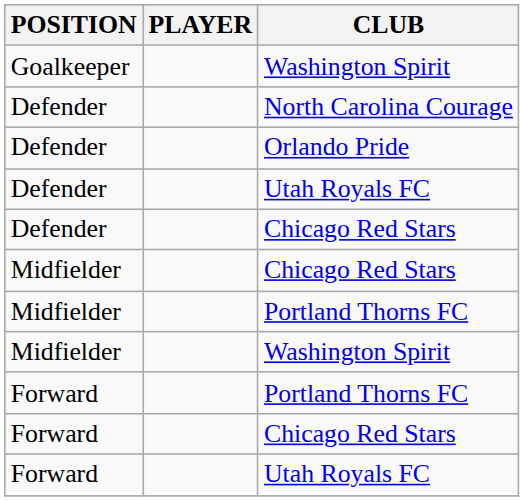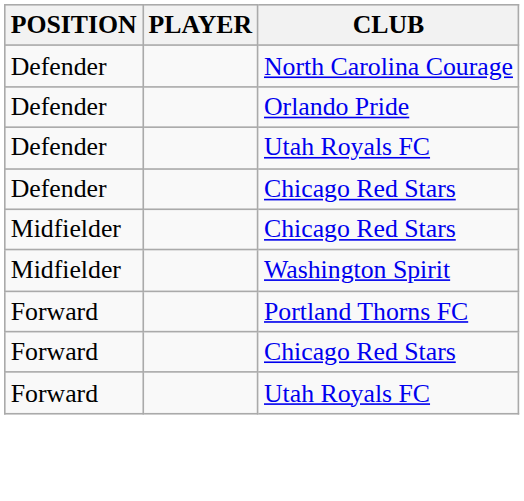- row: (70, 65)
- row: (66, 310)
